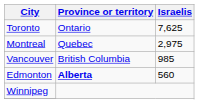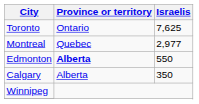(170, 43) 2,975 -> (169, 43) 2,977
- row: (30, 59)
(166, 75) 560 -> (165, 59) 550
+ row: (24, 75)
